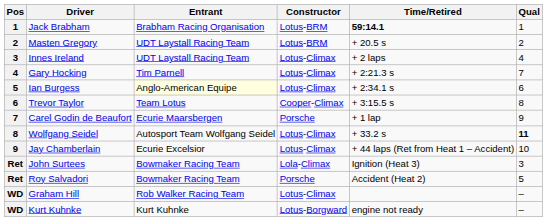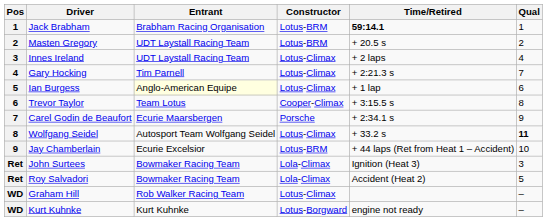(373, 88) + 2:34.1 s -> (366, 88) + 1 lap
(366, 118) + 1 lap -> (373, 118) + 2:34.1 s
(308, 149) Lotus-Climax -> (304, 149) Lotus-BRM
(297, 179) Porsche -> (305, 179) Lola-Climax
